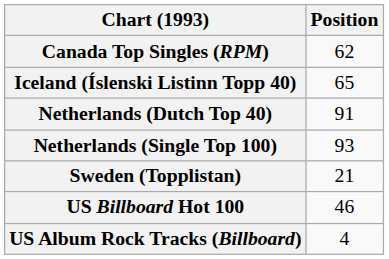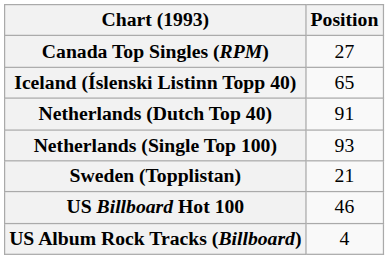(344, 51) 62 -> (344, 51) 27
